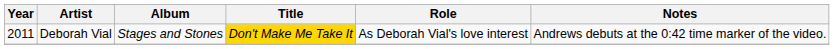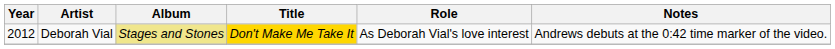(21, 34) 2011 -> (21, 34) 2012
(170, 34) no background -> (171, 34) khaki background
